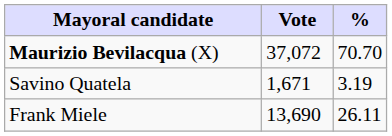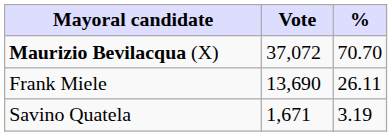rows swapped: (58, 114) <-> (70, 83)
